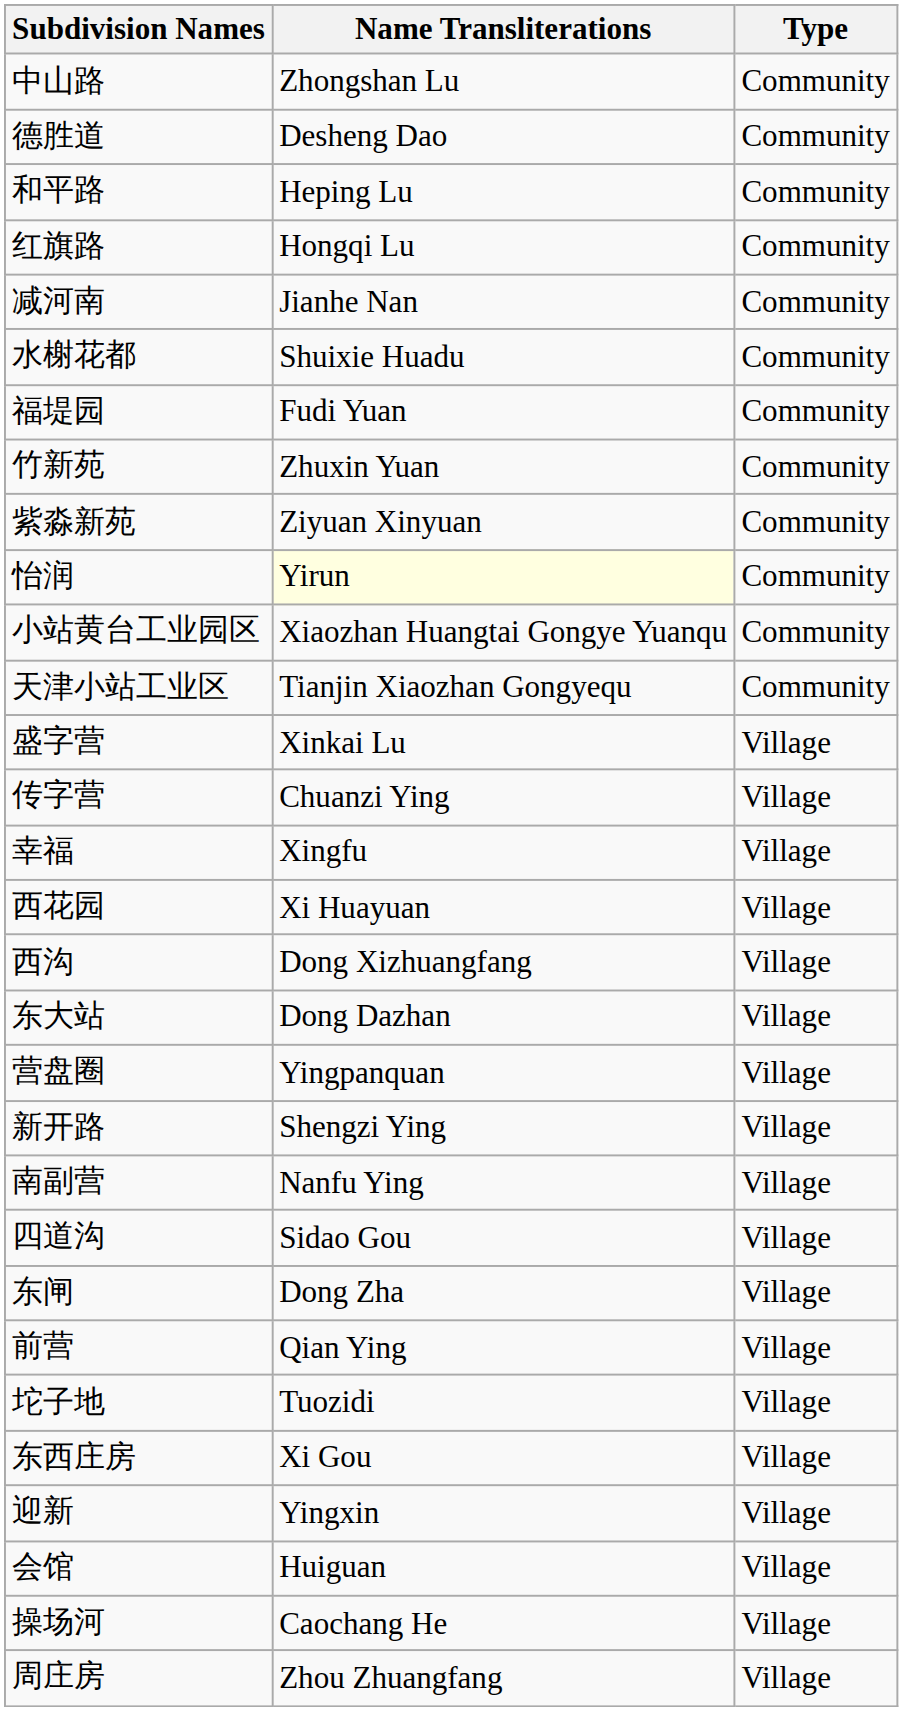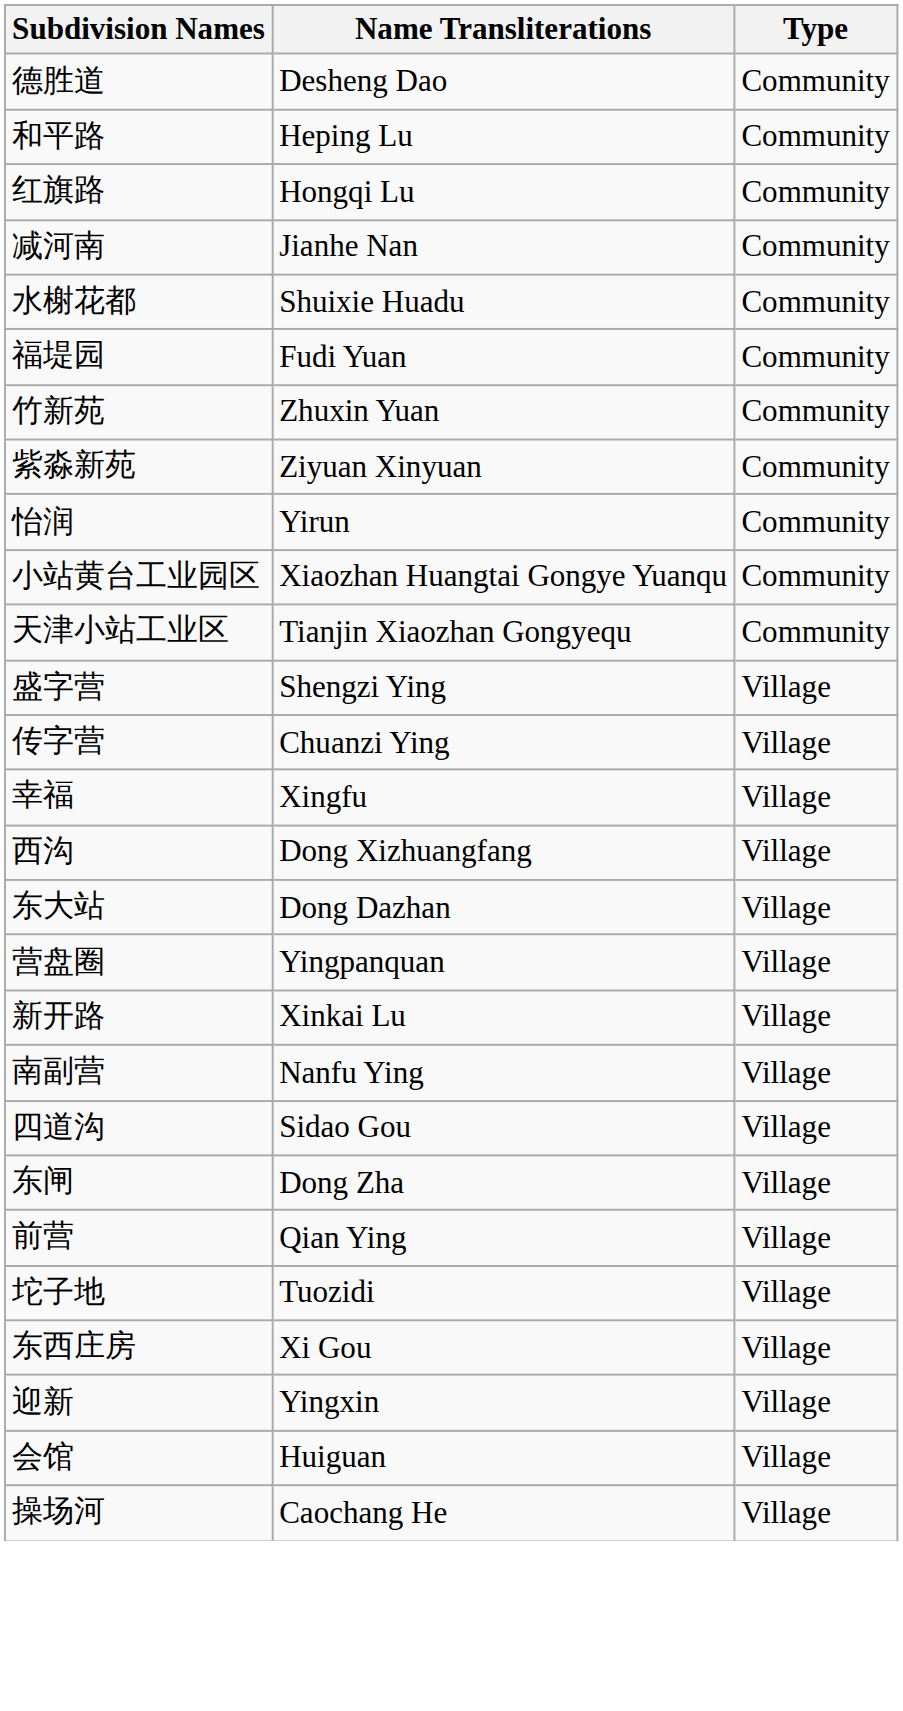- row: (59, 80)
(315, 576) lightyellow background -> (315, 521) no background
(343, 741) Xinkai Lu -> (363, 686) Shengzi Ying
- row: (59, 905)
(363, 1127) Shengzi Ying -> (343, 1017) Xinkai Lu
- row: (59, 1676)
